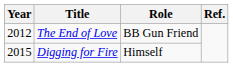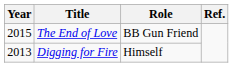(19, 33) 2012 -> (19, 33) 2015
(19, 52) 2015 -> (19, 52) 2013
